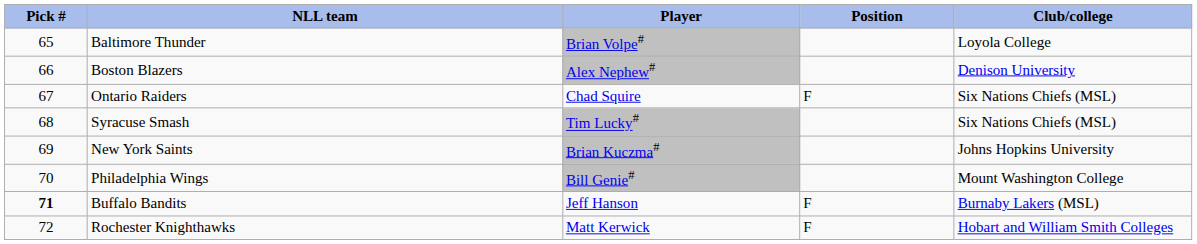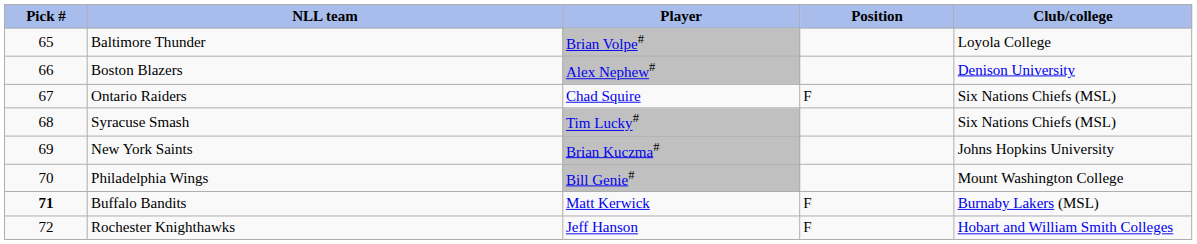(602, 203) Jeff Hanson -> (608, 203) Matt Kerwick
(608, 227) Matt Kerwick -> (602, 227) Jeff Hanson
